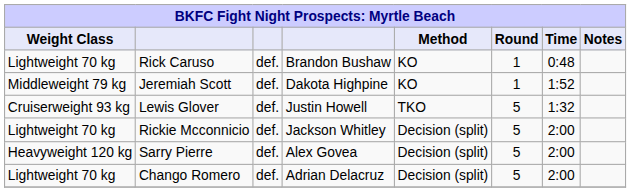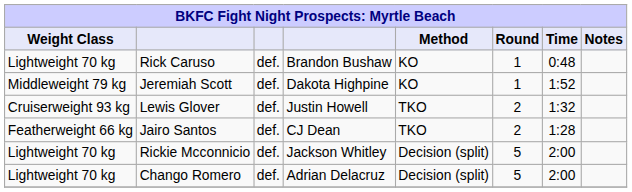(517, 107) 5 -> (517, 107) 2
+ row: (178, 130)
- row: (176, 152)
